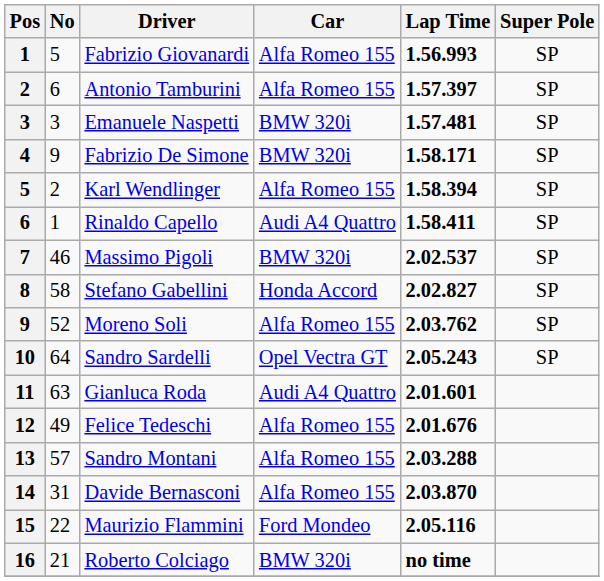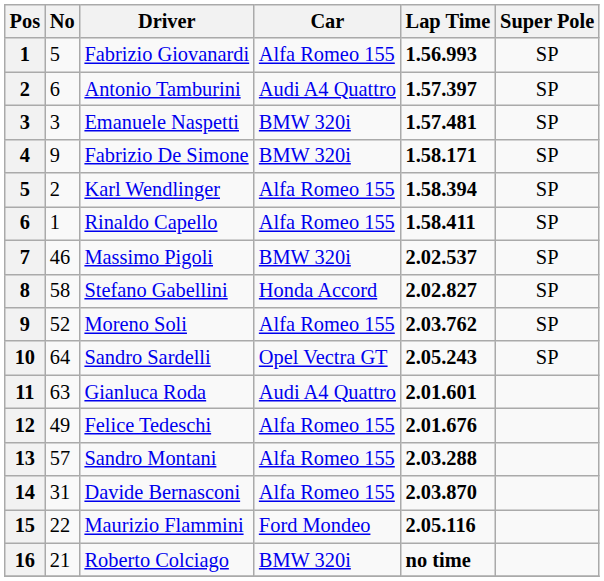(327, 88) Alfa Romeo 155 -> (327, 88) Audi A4 Quattro
(327, 222) Audi A4 Quattro -> (327, 222) Alfa Romeo 155
